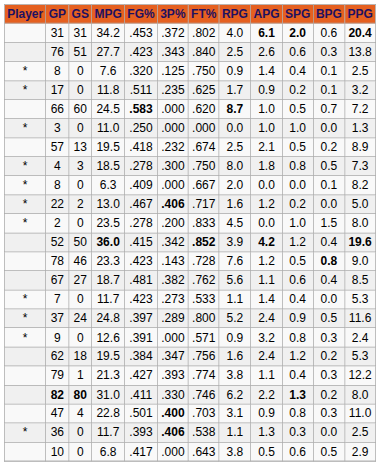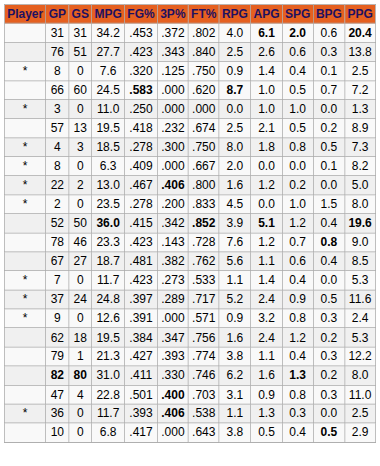- row: (57, 90)
(204, 204) .717 -> (204, 185) .800
(266, 242) 4.2 -> (266, 223) 5.1
(298, 261) 0.5 -> (298, 242) 0.7
(204, 318) .800 -> (204, 299) .717
(266, 394) 2.2 -> (266, 375) 1.6
(298, 451) 0.6 -> (298, 432) 0.4
(329, 451) normal -> (329, 432) bold
